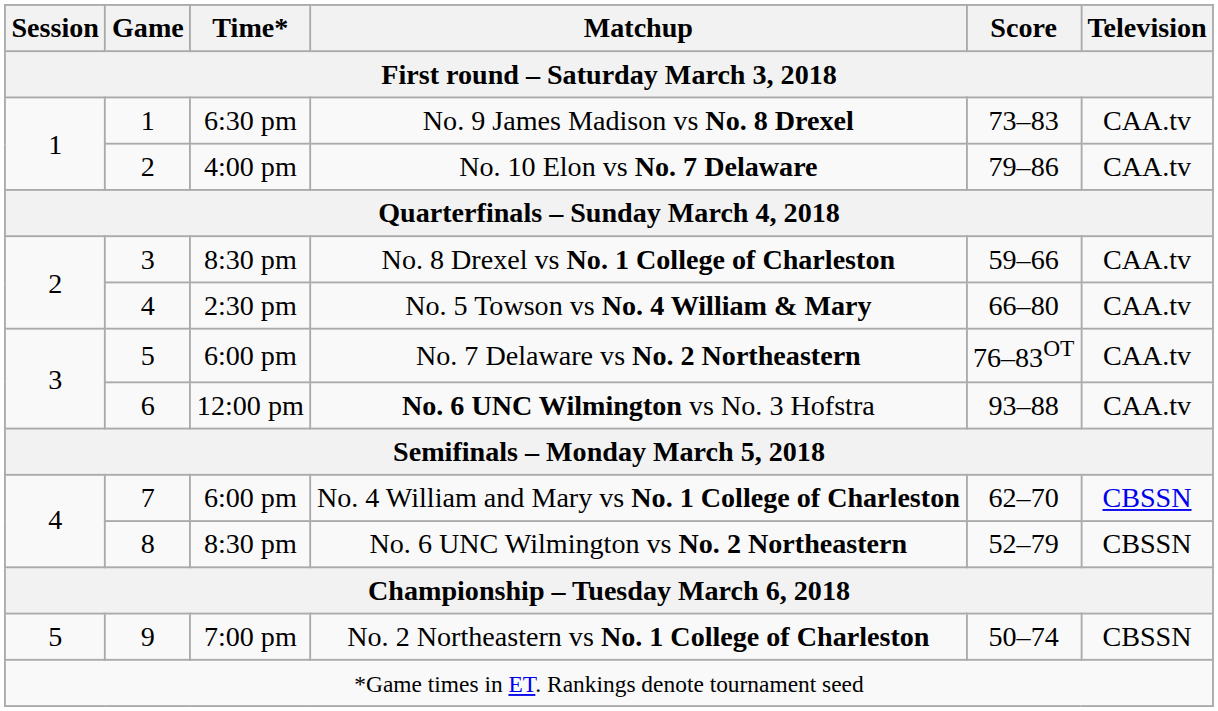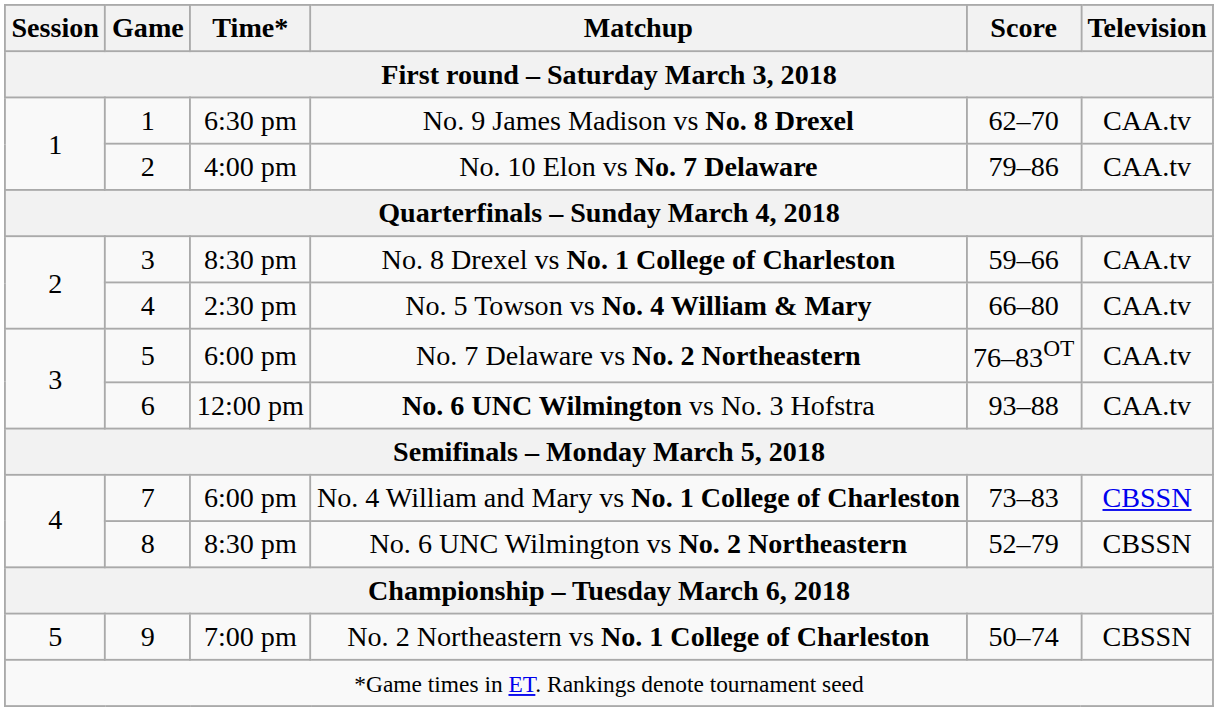(1024, 120) 73–83 -> (1024, 120) 62–70
(1024, 497) 62–70 -> (1024, 497) 73–83
